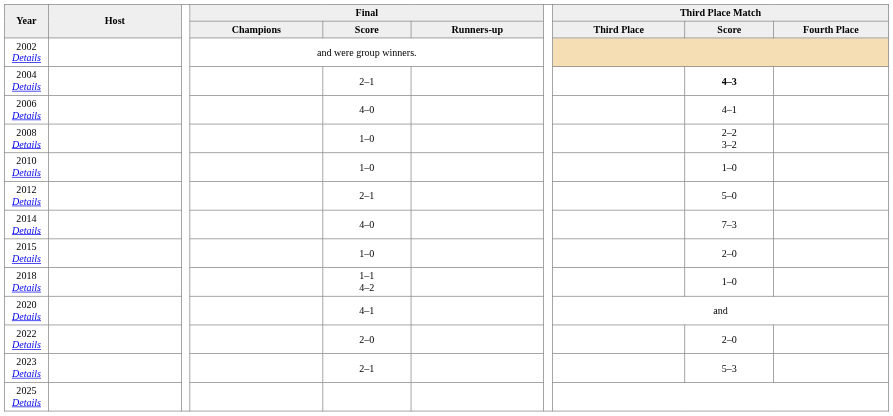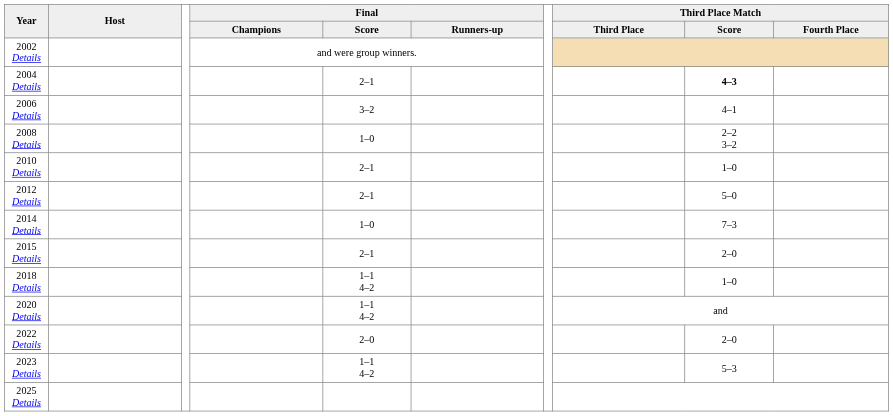(367, 109) 4–0 -> (367, 109) 3–2
(367, 167) 1–0 -> (367, 167) 2–1
(367, 224) 4–0 -> (367, 224) 1–0
(367, 253) 1–0 -> (367, 253) 2–1
(367, 310) 4–1 -> (367, 310) 1–1 4–2
(367, 368) 2–1 -> (367, 368) 1–1 4–2
